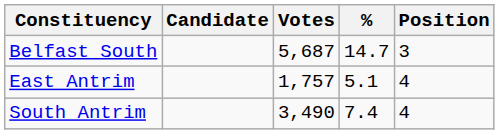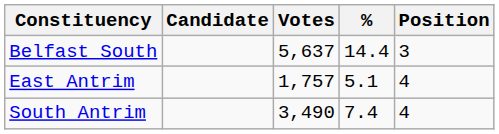(306, 51) 5,687 -> (306, 51) 5,637
(367, 51) 14.7 -> (367, 51) 14.4
